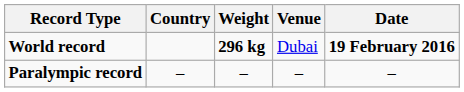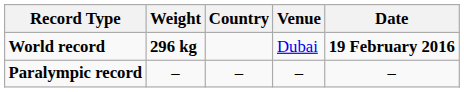columns swapped: (244, 18) <-> (180, 18)
